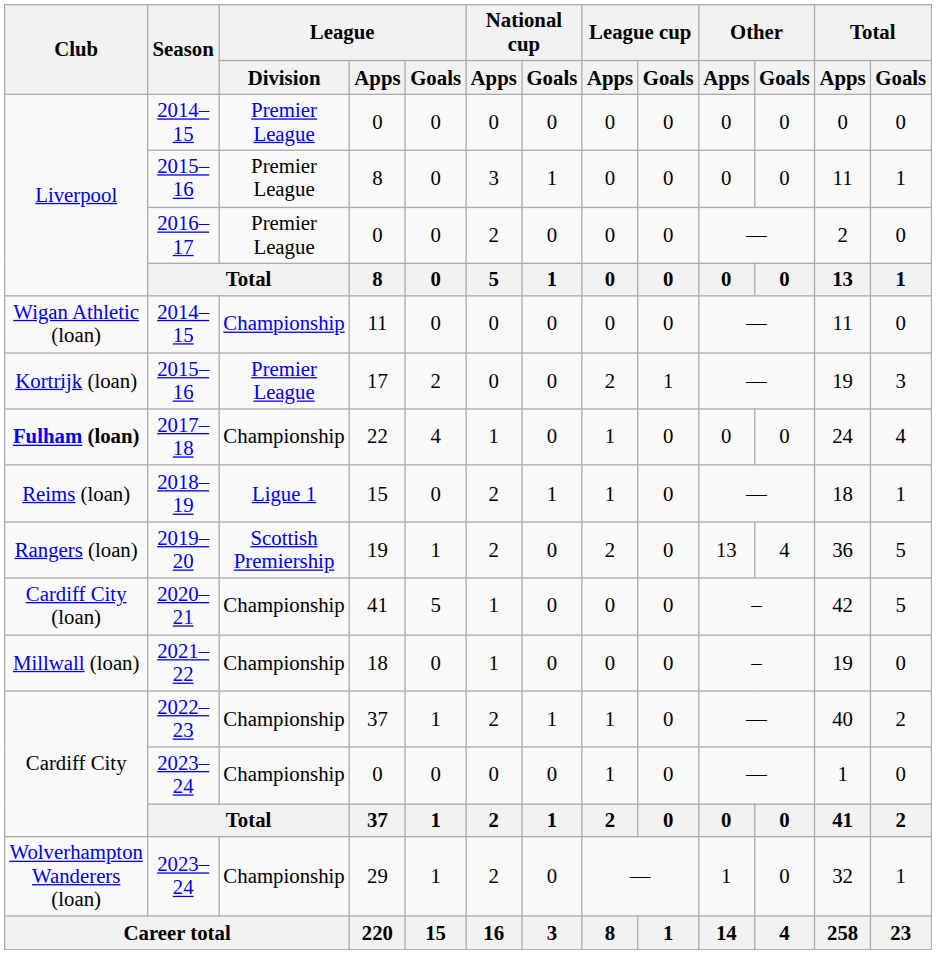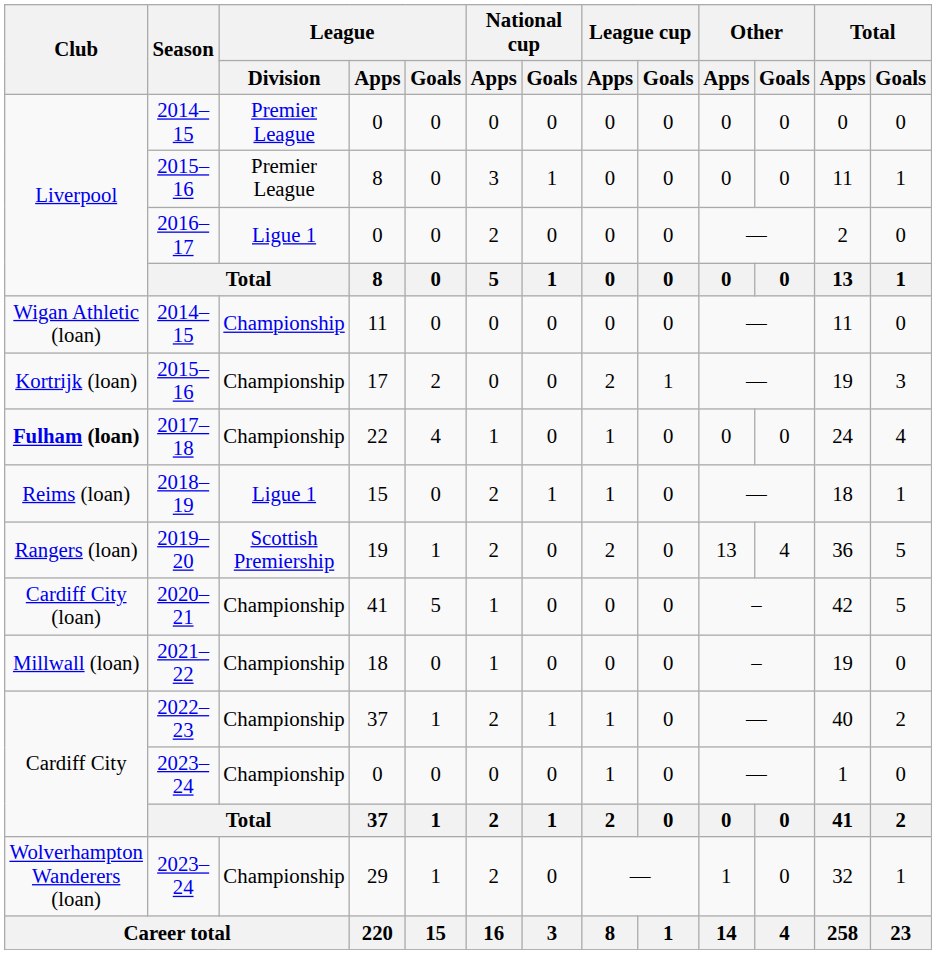(284, 234) Premier League -> (284, 234) Ligue 1
(284, 380) Premier League -> (284, 380) Championship
